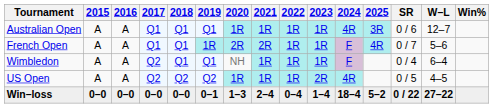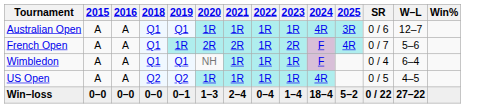- column: (154, 12)
(321, 45) 1R -> (293, 45) 2R
(321, 78) 2R -> (293, 78) 1R
